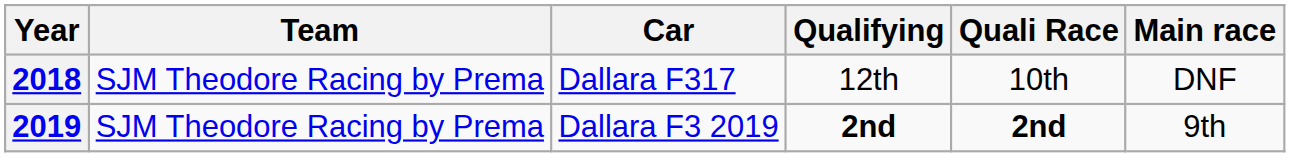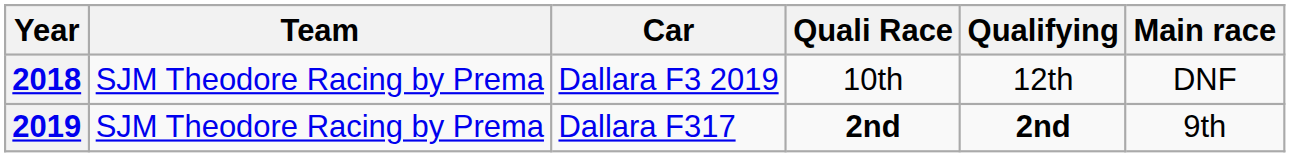columns swapped: (869, 30) <-> (1039, 30)
(647, 79) Dallara F317 -> (669, 79) Dallara F3 2019
(669, 128) Dallara F3 2019 -> (647, 128) Dallara F317
